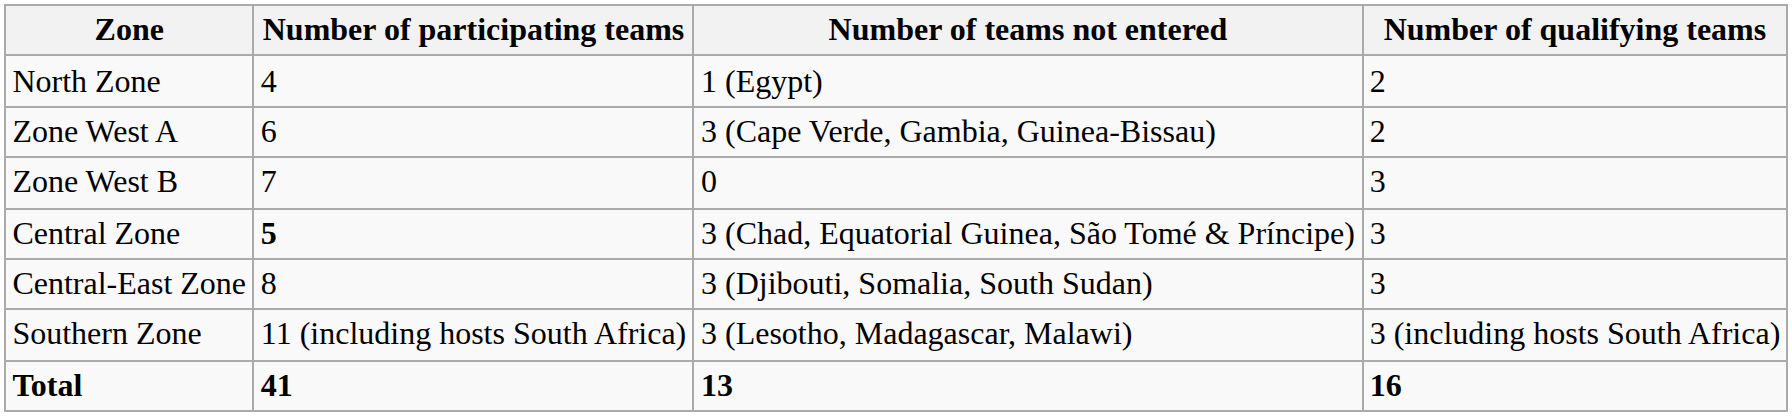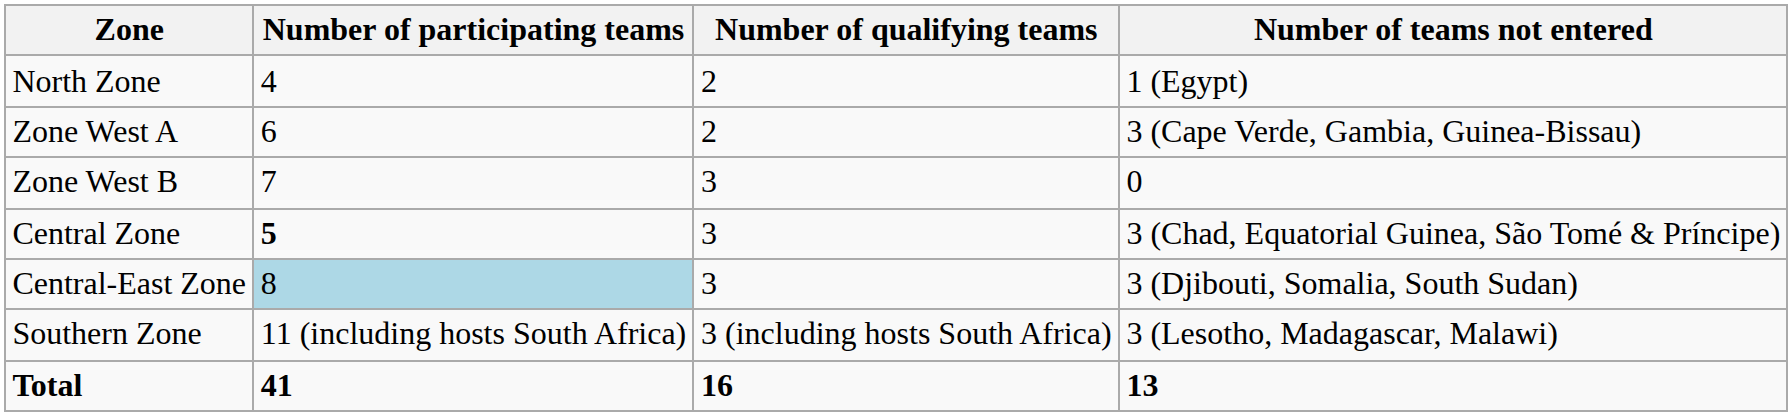columns swapped: (1575, 29) <-> (1028, 29)
(269, 283) no background -> (269, 283) lightblue background
